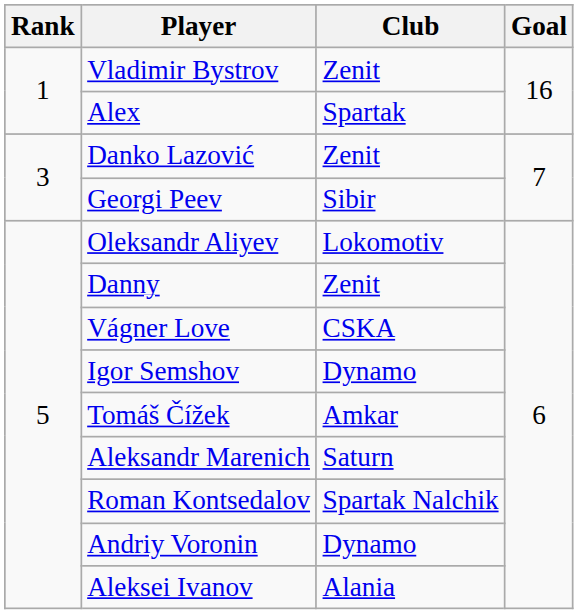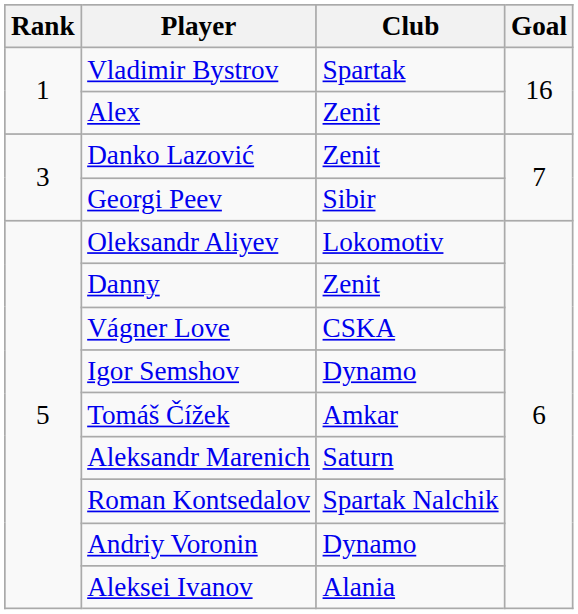(351, 69) Zenit -> (364, 69) Spartak
(364, 112) Spartak -> (351, 112) Zenit
